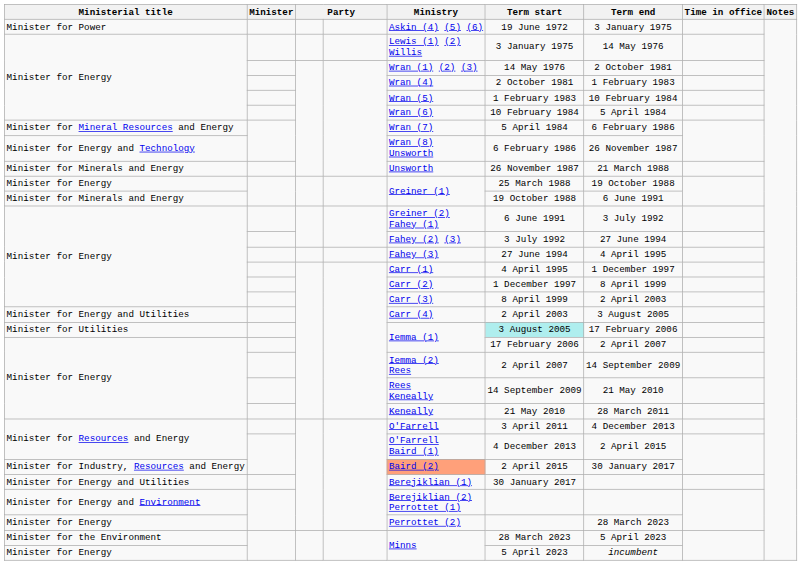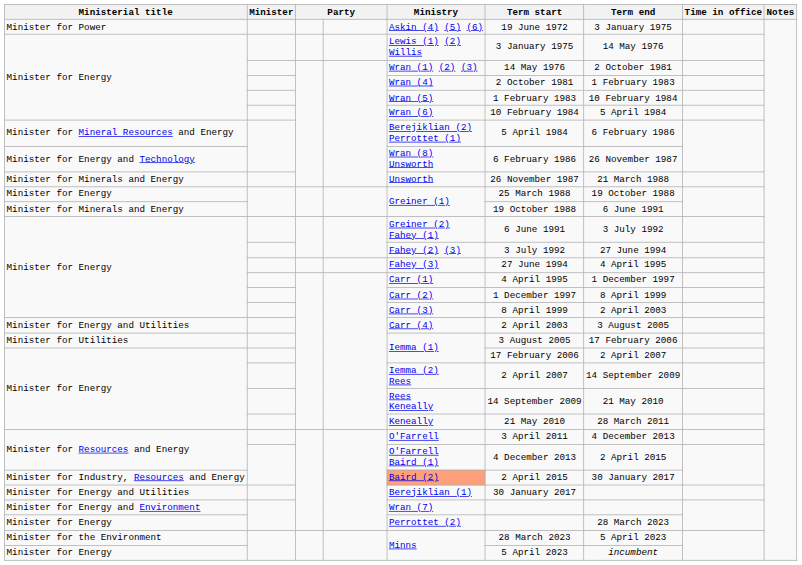(411, 128) Wran (7) -> (430, 133) Berejiklian (2) Perrottet (1)
(535, 330) paleturquoise background -> (535, 340) no background
(430, 502) Berejiklian (2) Perrottet (1) -> (411, 508) Wran (7)
